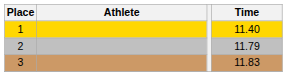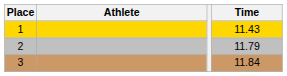(247, 29) 11.40 -> (247, 29) 11.43
(247, 63) 11.83 -> (247, 63) 11.84
